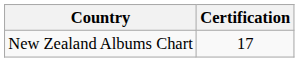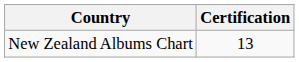(245, 43) 17 -> (245, 43) 13
